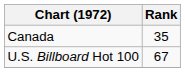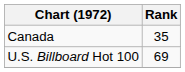(161, 57) 67 -> (161, 57) 69
